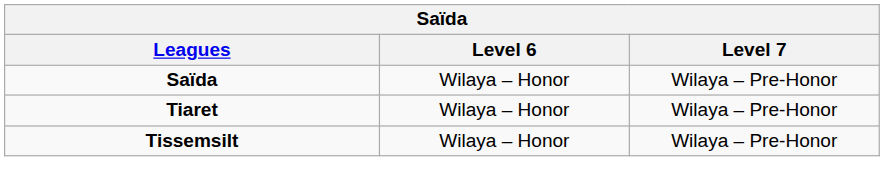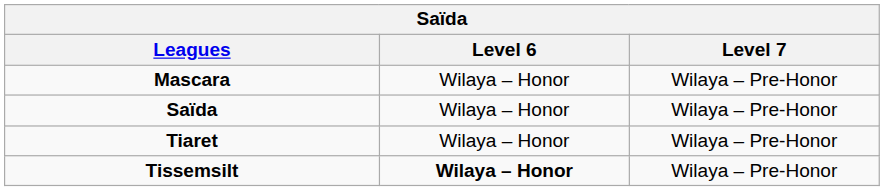+ row: (192, 79)
(504, 140) normal -> (504, 170) bold
